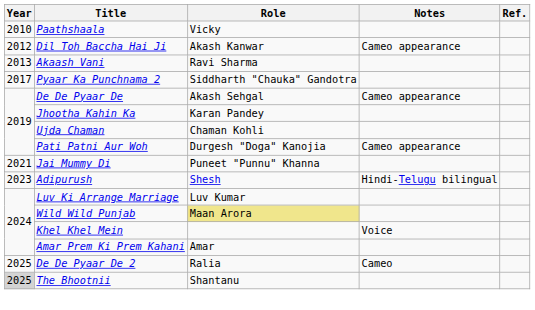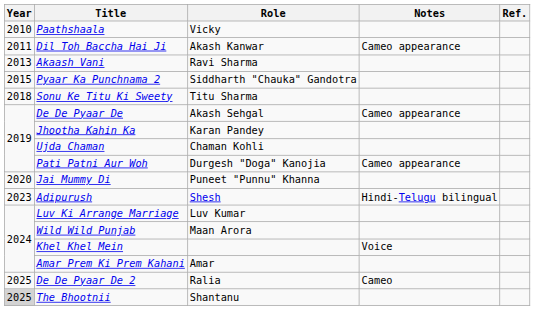(19, 46) 2012 -> (19, 46) 2011
(19, 80) 2017 -> (19, 80) 2015
+ row: (104, 96)
(19, 163) 2021 -> (19, 180) 2020
(221, 214) khaki background -> (221, 230) no background
